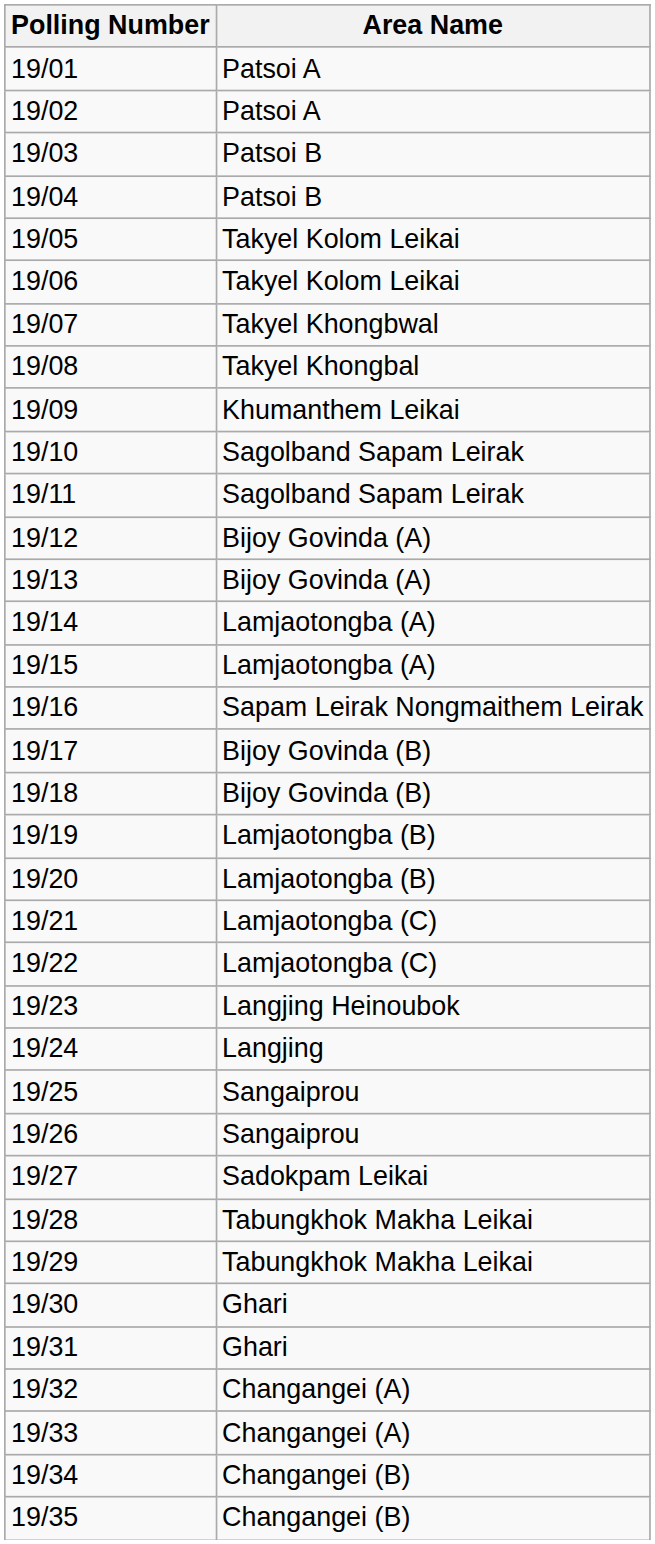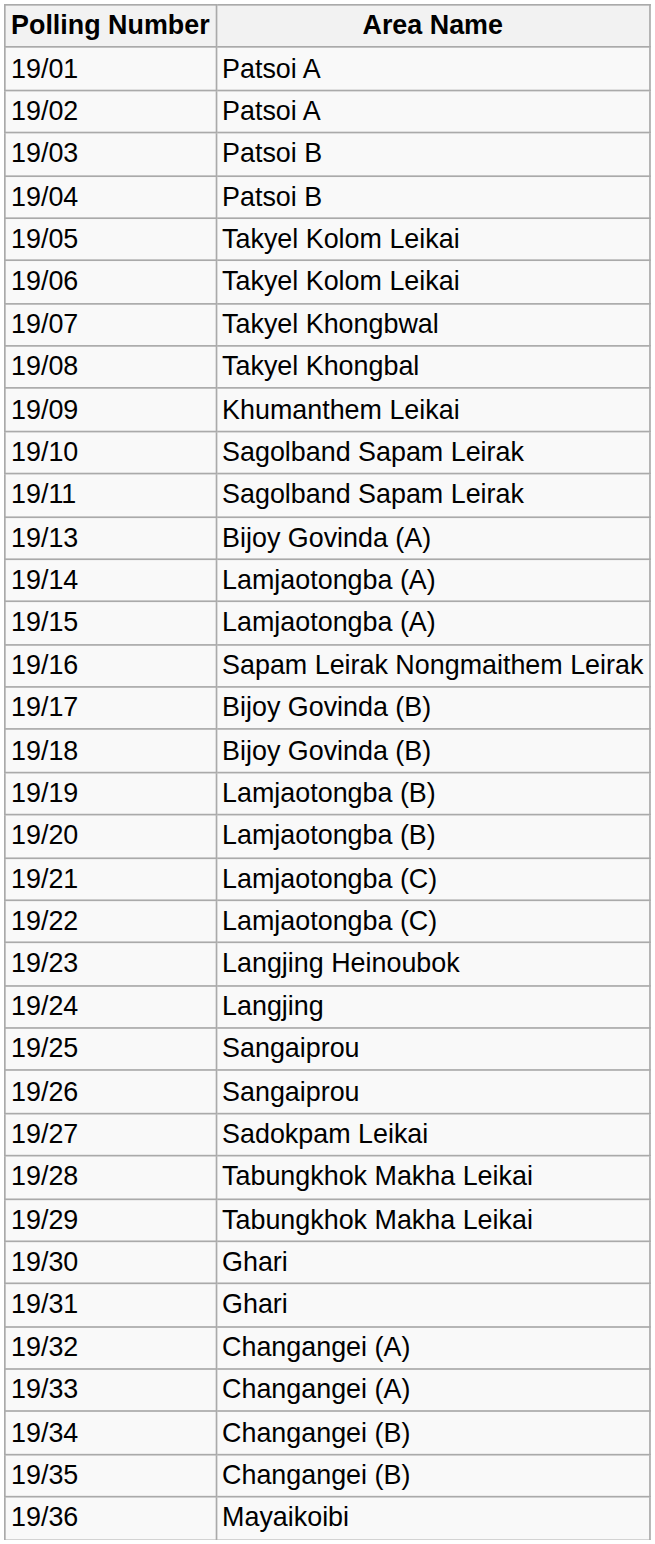- row: (45, 537)
+ row: (45, 1517)
